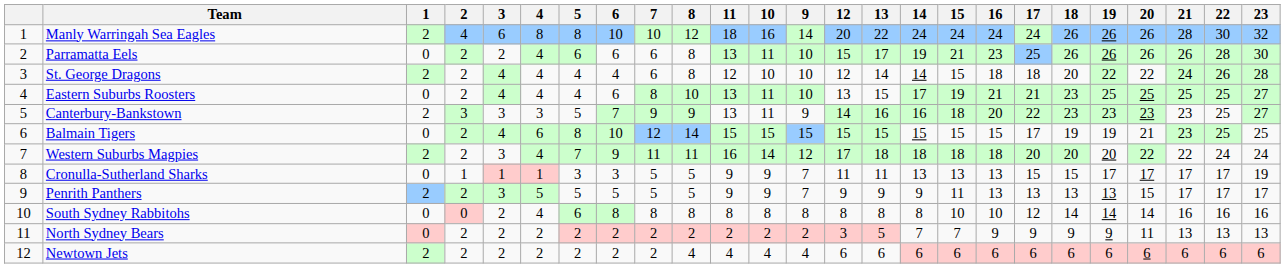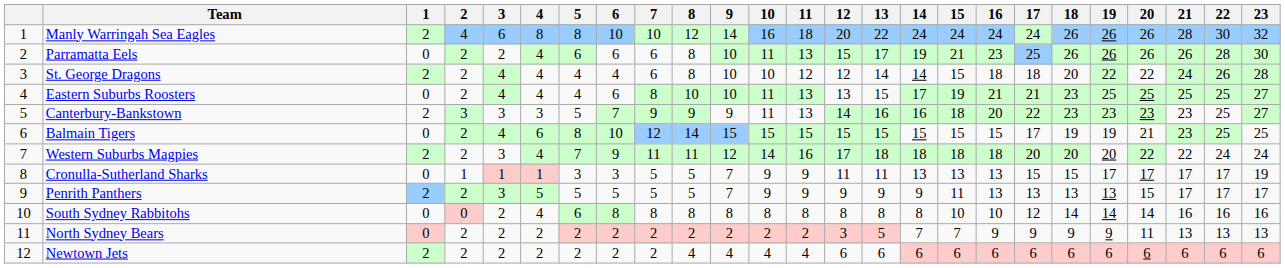columns swapped: (805, 14) <-> (729, 14)
